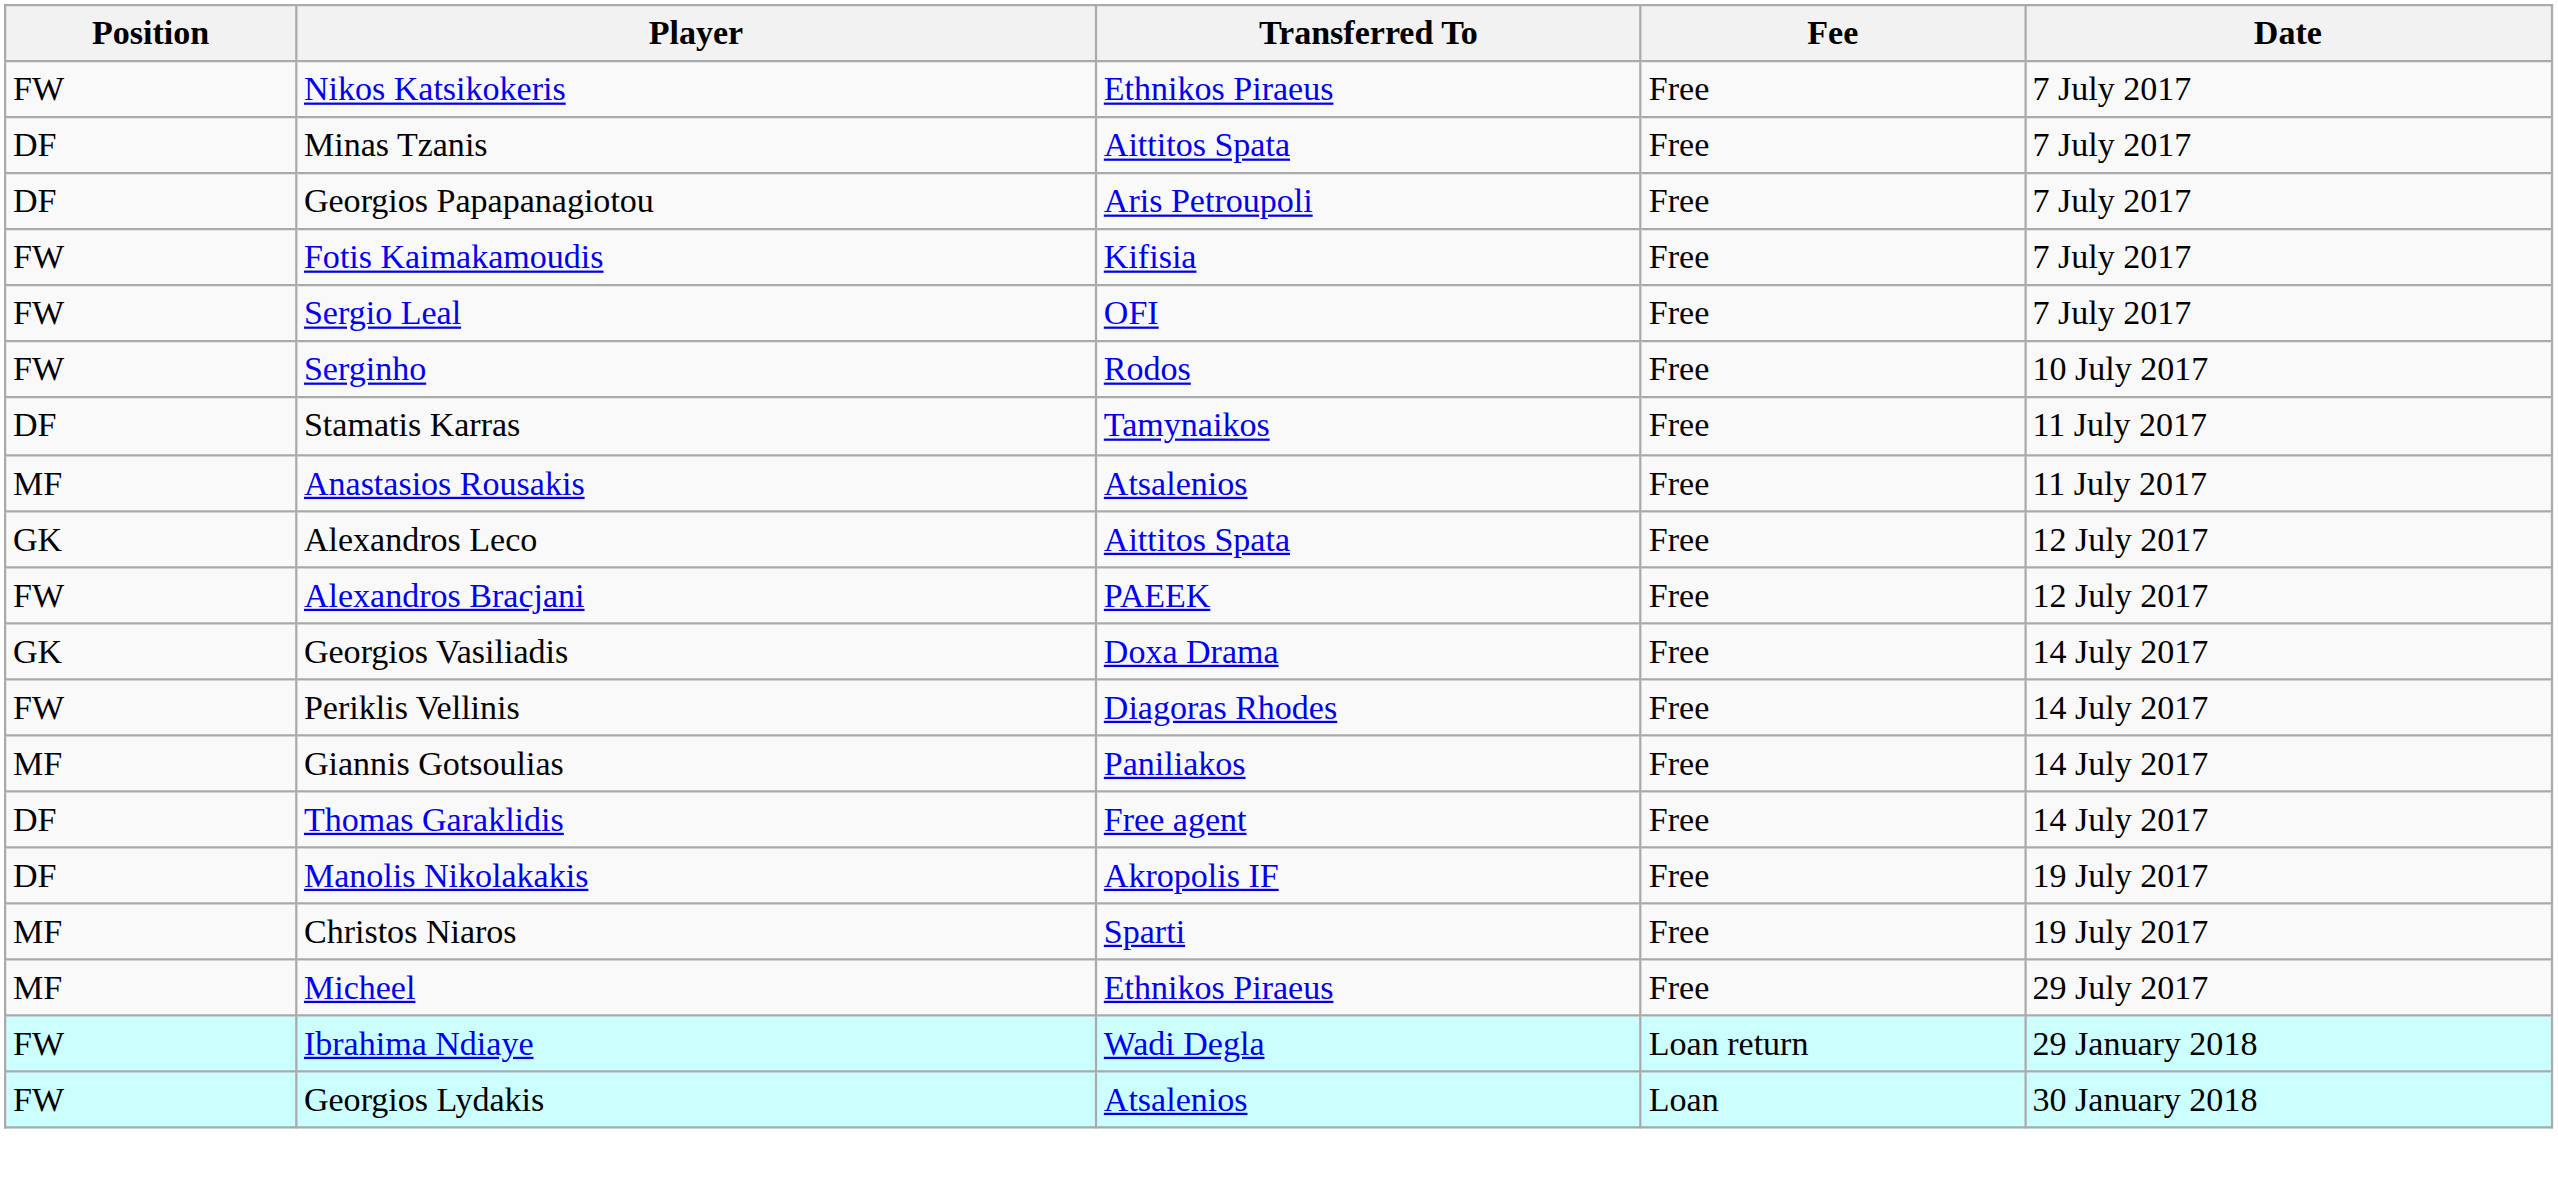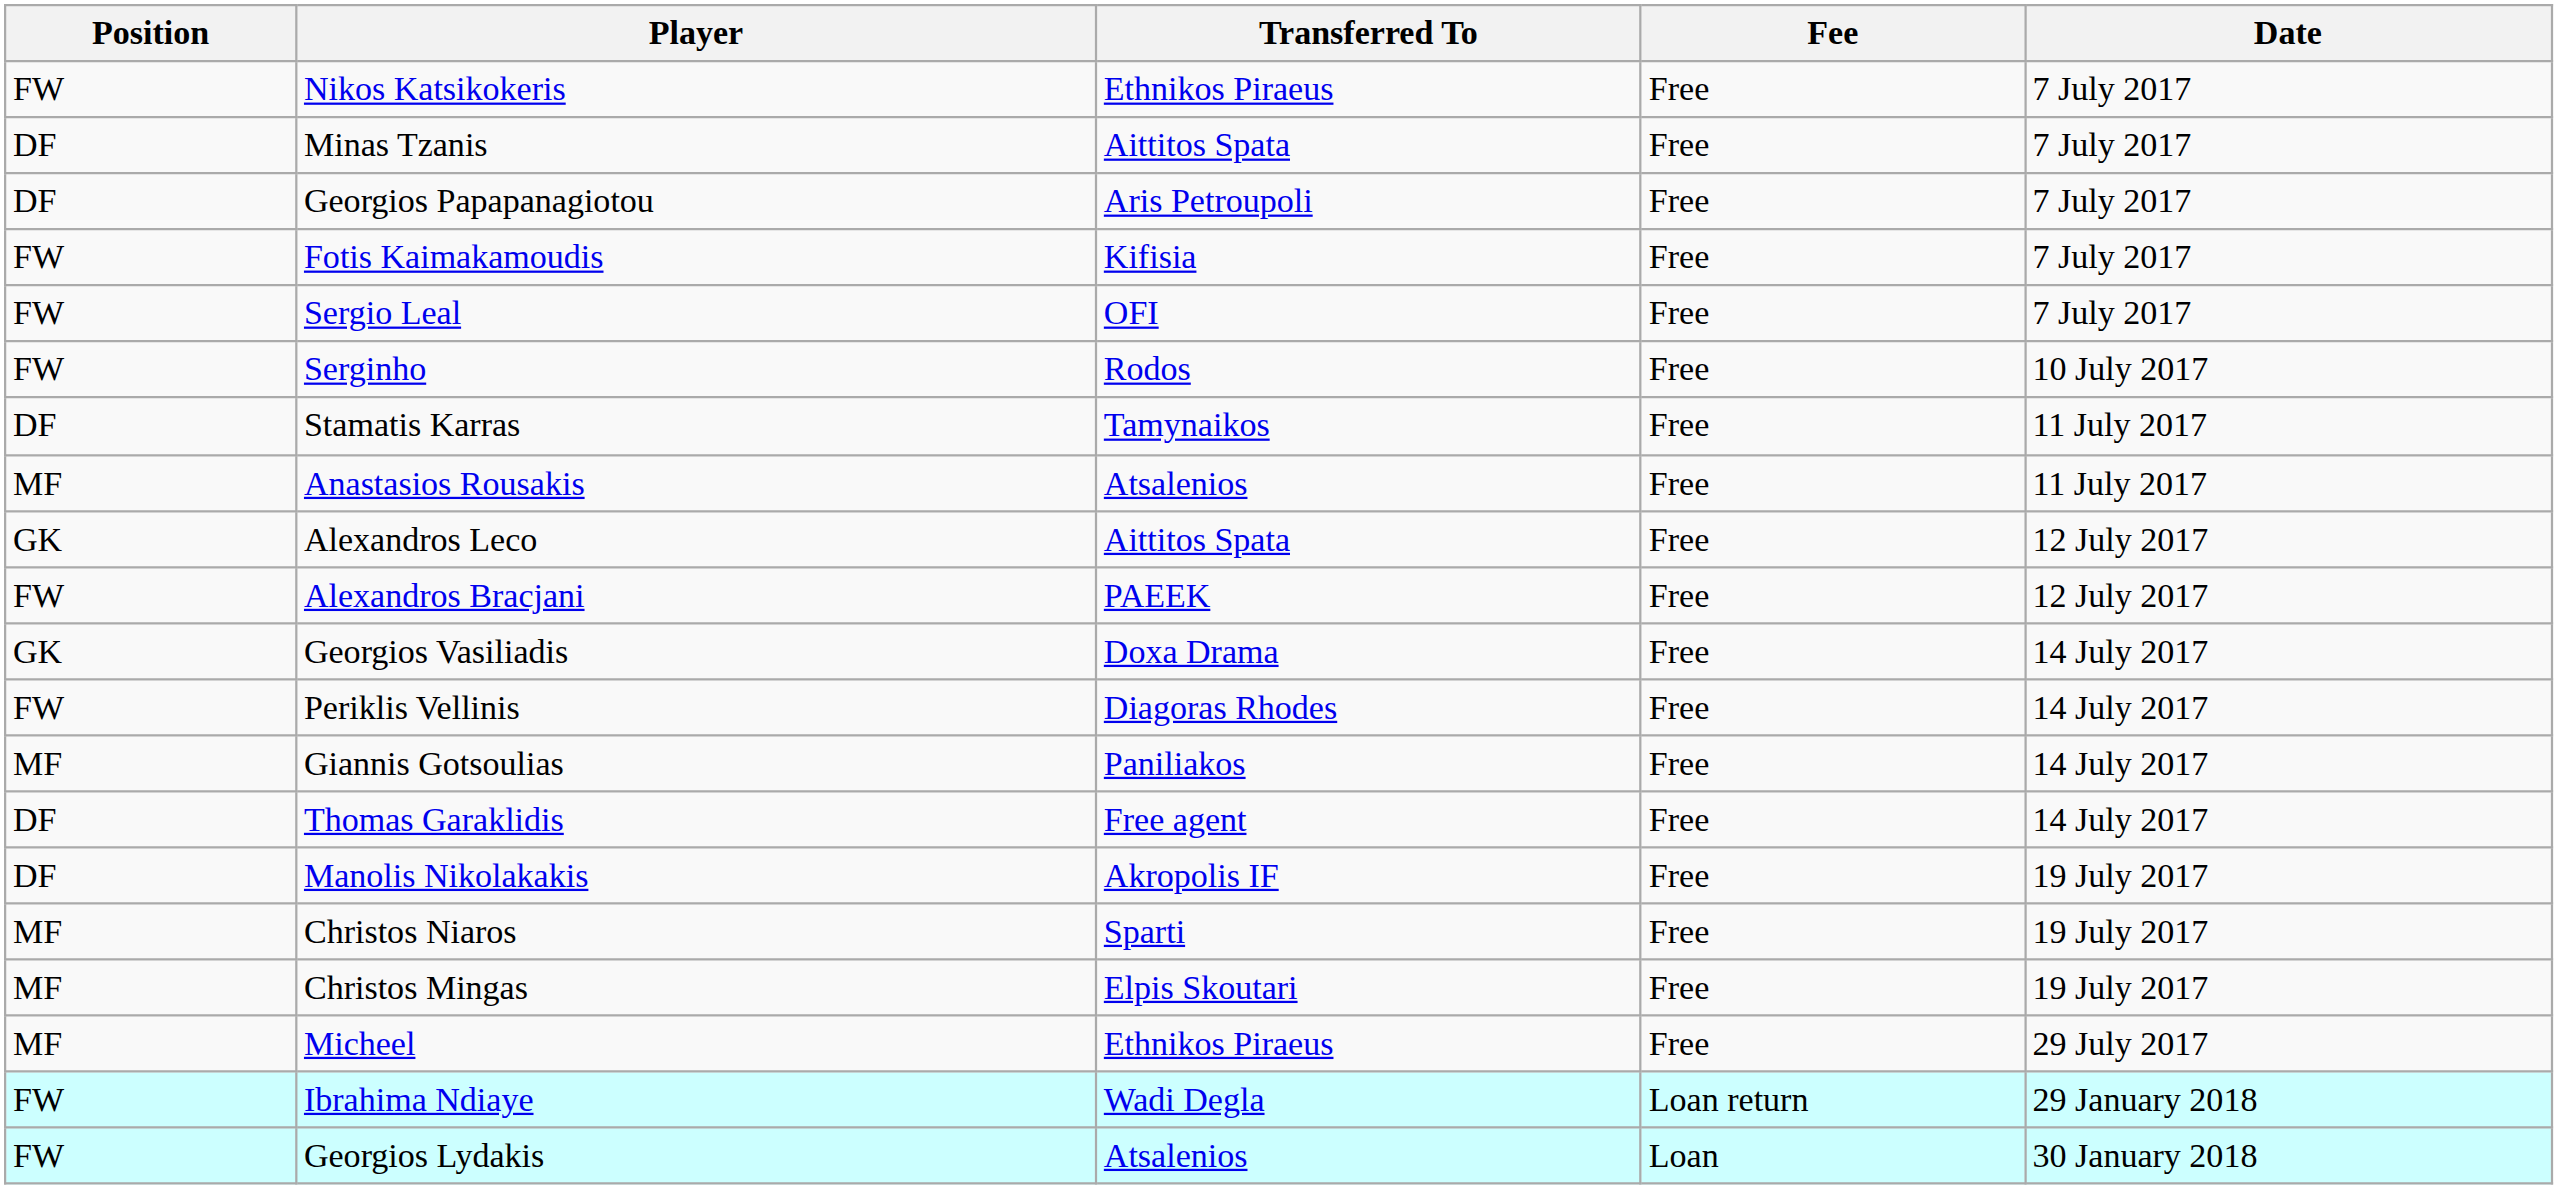+ row: (416, 987)
